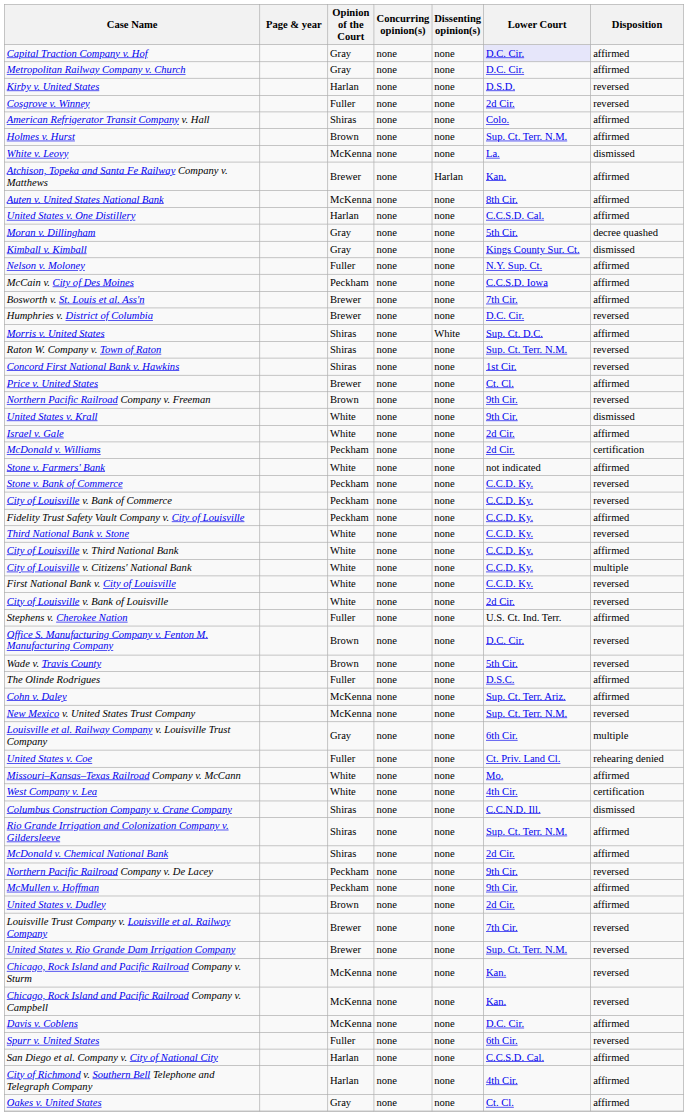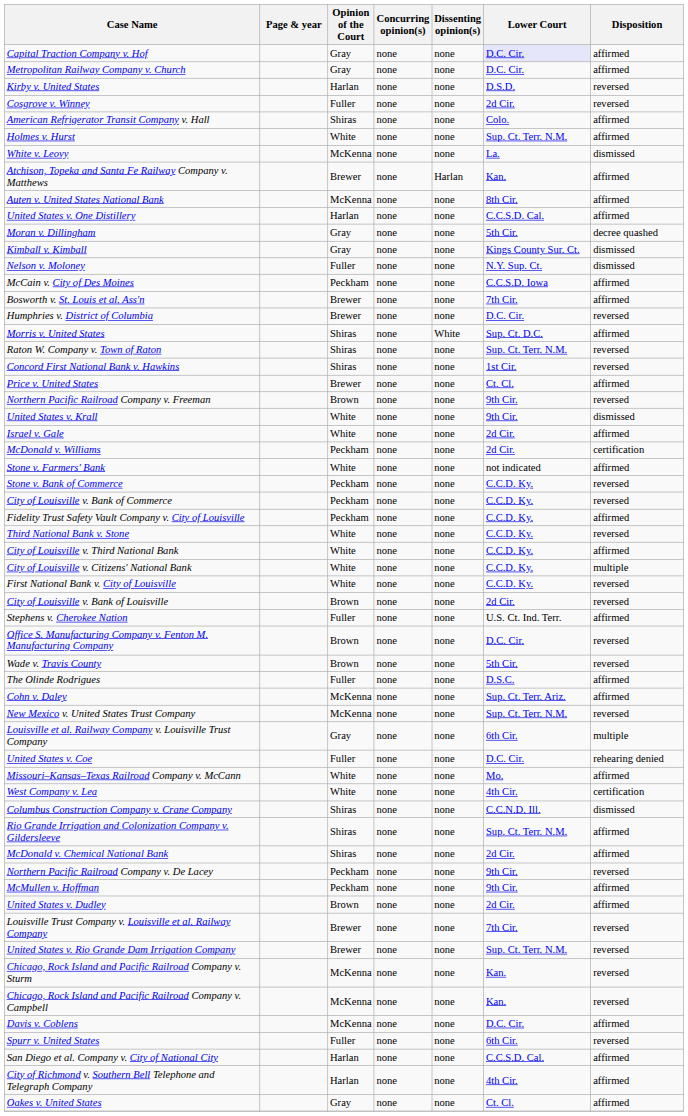(344, 137) Brown -> (343, 137) White
(611, 266) affirmed -> (614, 266) dismissed
(343, 601) White -> (344, 601) Brown
(523, 758) Ct. Priv. Land Cl. -> (505, 758) D.C. Cir.
